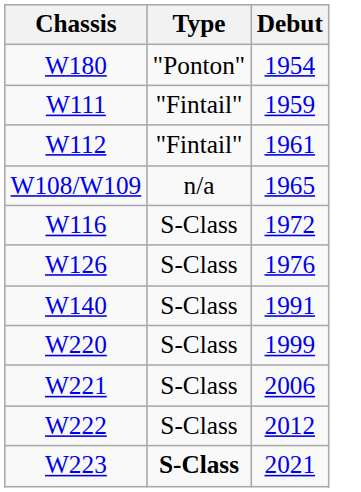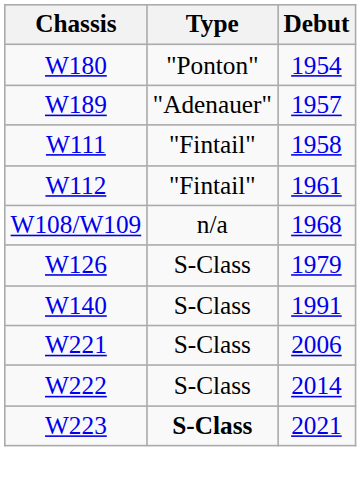+ row: (76, 104)
(290, 104) 1959 -> (316, 144) 1958
(290, 184) 1965 -> (316, 225) 1968
- row: (76, 225)
(290, 265) 1976 -> (316, 265) 1979
- row: (76, 345)
(290, 425) 2012 -> (316, 385) 2014
